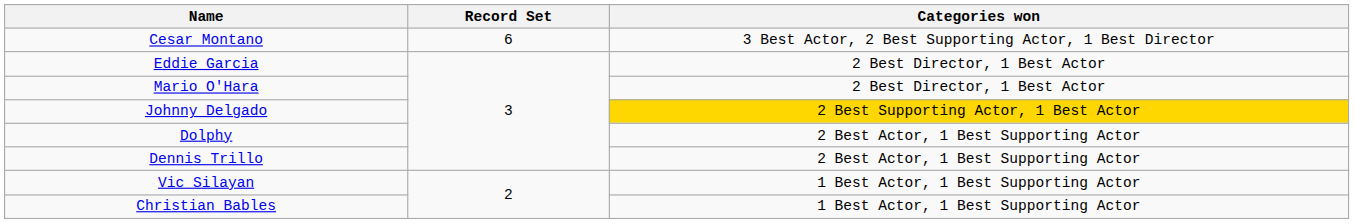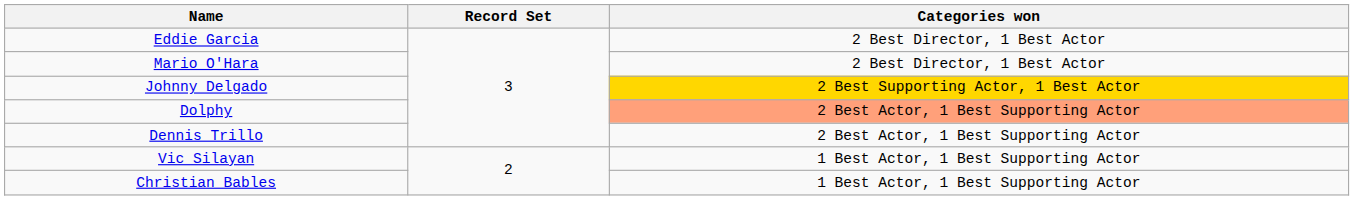- row: (206, 40)
(979, 135) no background -> (979, 111) lightsalmon background
